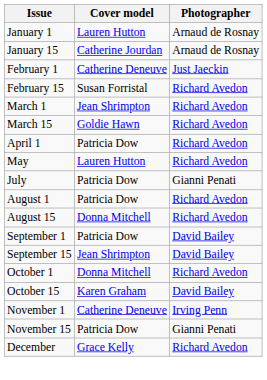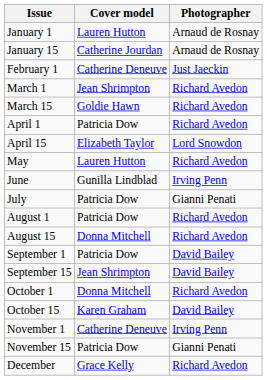- row: (35, 87)
+ row: (27, 143)
+ row: (18, 180)
